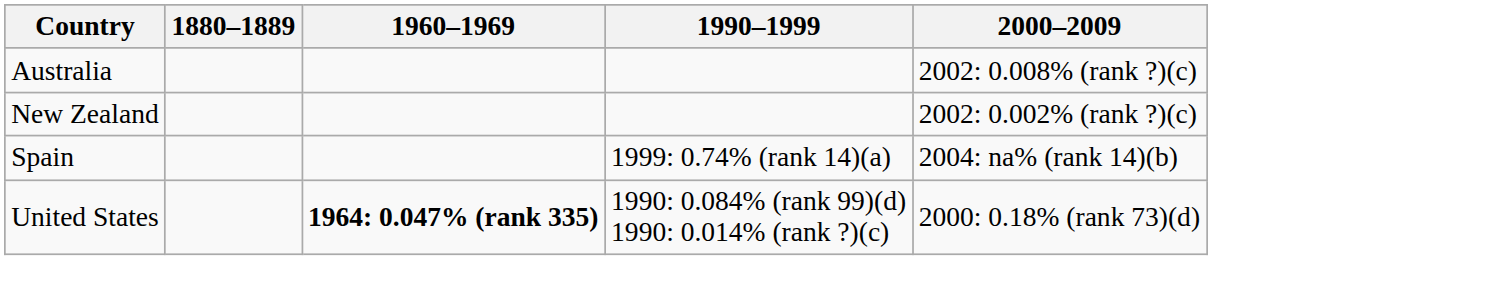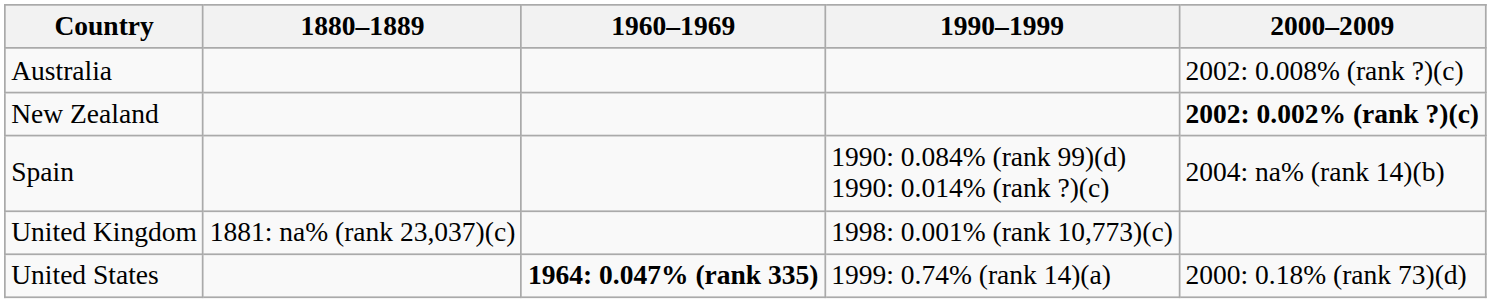(1058, 113) normal -> (1332, 113) bold
(751, 157) 1999: 0.74% (rank 14)(a) -> (979, 172) 1990: 0.084% (rank 99)(d) 1990: 0.014% (rank ?)(c)
+ row: (104, 231)
(759, 216) 1990: 0.084% (rank 99)(d) 1990: 0.014% (rank ?)(c) -> (971, 275) 1999: 0.74% (rank 14)(a)
